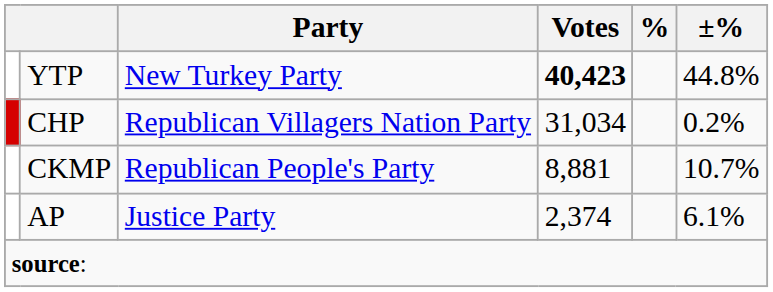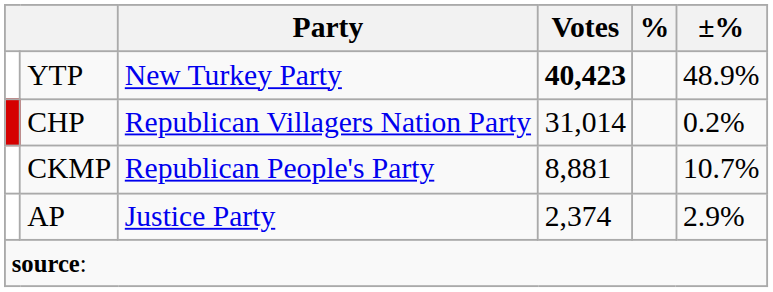(721, 74) 44.8% -> (721, 74) 48.9%
(585, 121) 31,034 -> (585, 121) 31,014
(714, 215) 6.1% -> (714, 215) 2.9%
